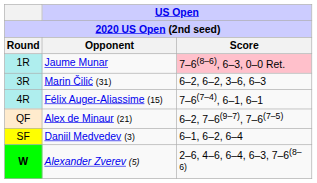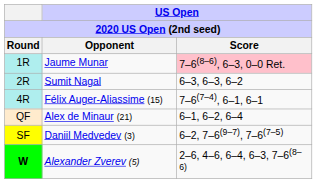+ row: (73, 81)
- row: (78, 81)
(231, 118) 6–2, 7–6(9–7), 7–6(7–5) -> (211, 117) 6–1, 6–2, 6–4
(211, 136) 6–1, 6–2, 6–4 -> (231, 135) 6–2, 7–6(9–7), 7–6(7–5)
